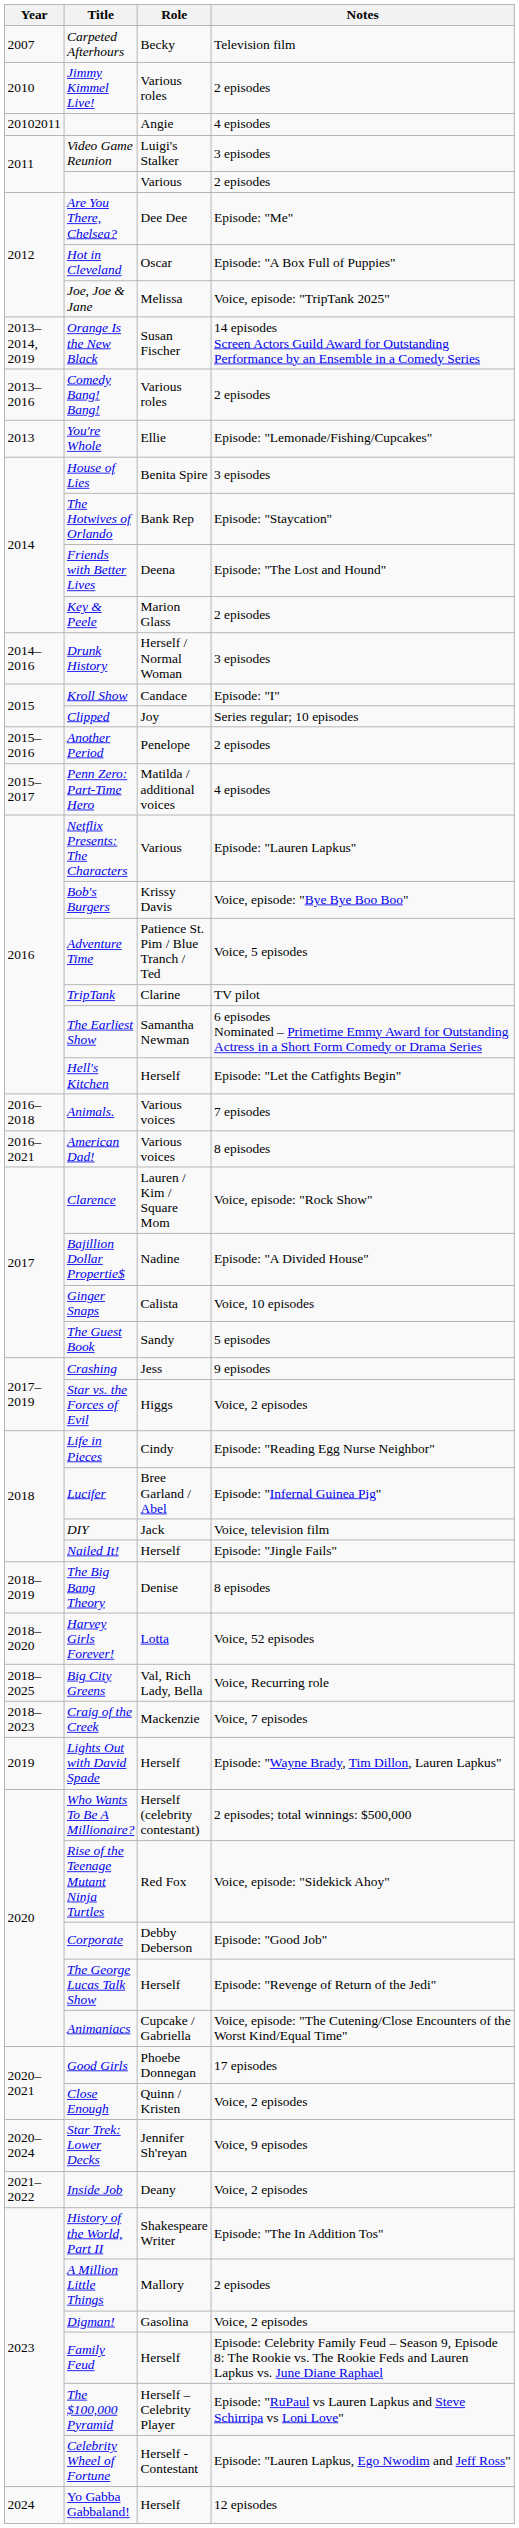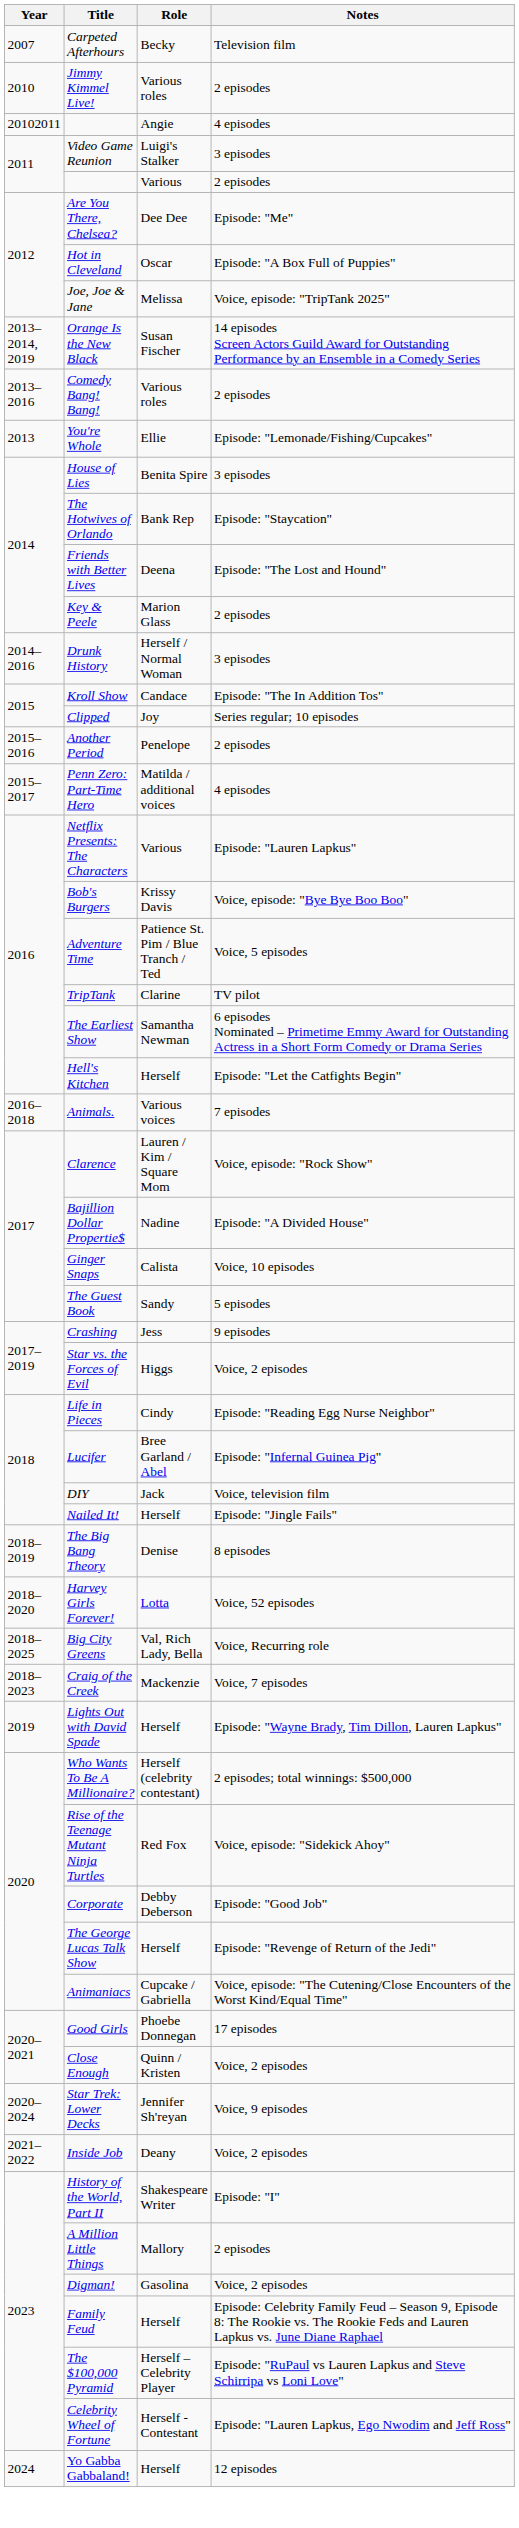(247, 695) Episode: "I" -> (299, 695) Episode: "The In Addition Tos"
- row: (93, 1148)
(299, 2233) Episode: "The In Addition Tos" -> (247, 2197) Episode: "I"
